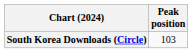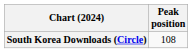(168, 39) 103 -> (168, 39) 108
